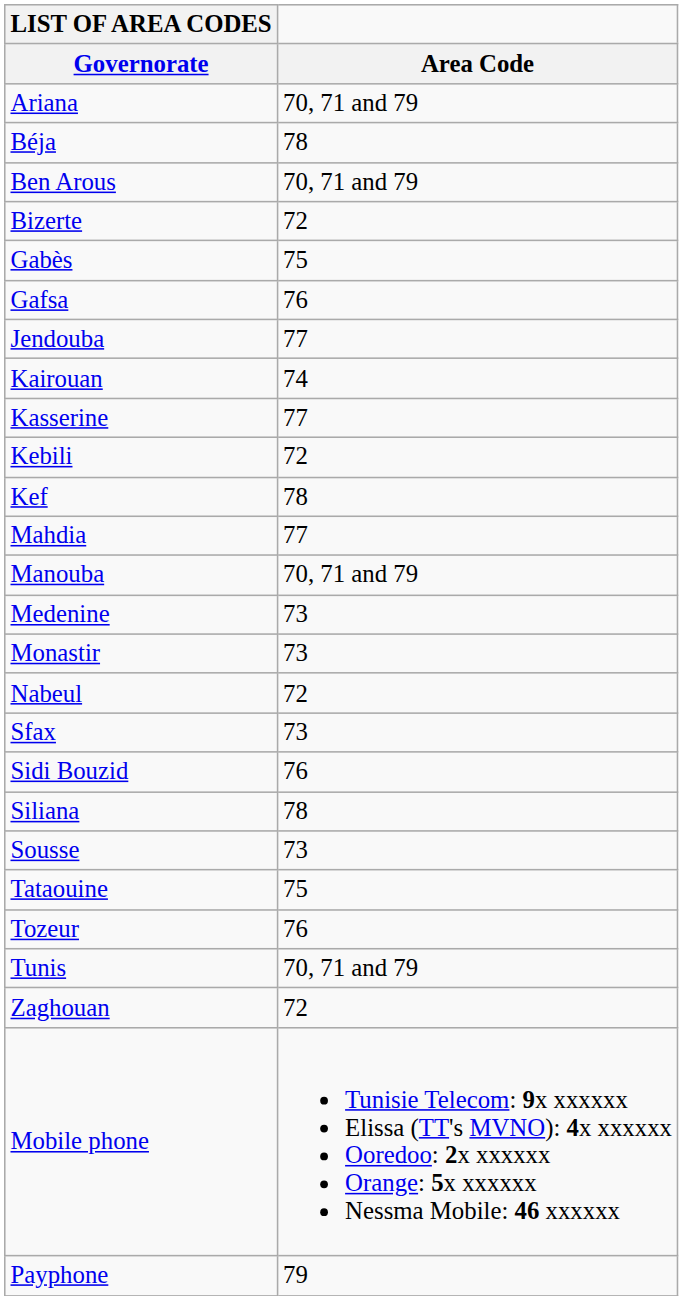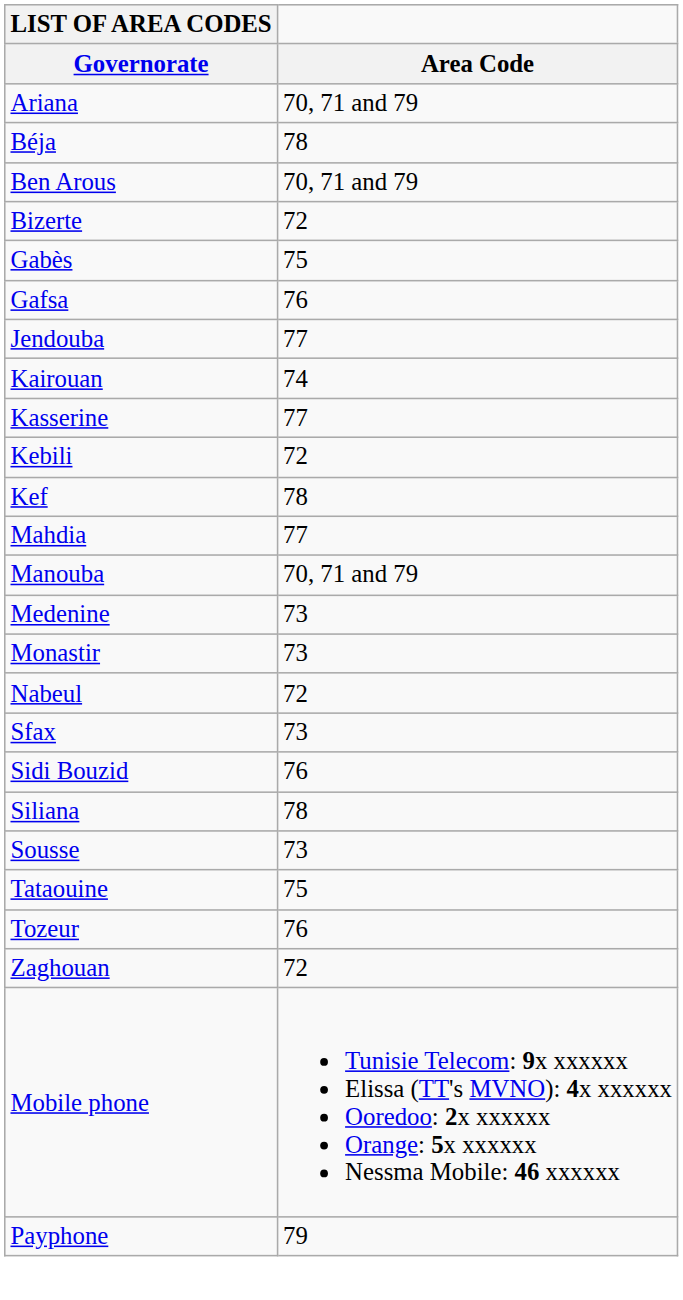- row: (38, 968)
